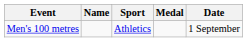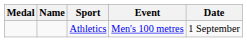columns swapped: (170, 12) <-> (43, 12)
